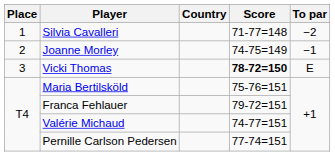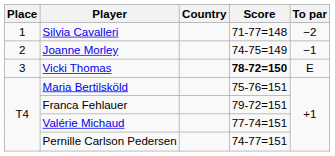(259, 123) 74-77=151 -> (259, 123) 77-74=151
(259, 142) 77-74=151 -> (259, 142) 74-77=151
